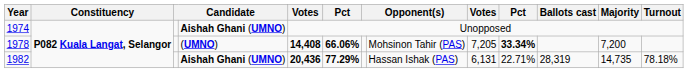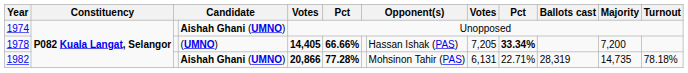(305, 44) 14,408 -> (305, 44) 14,405
(342, 44) 66.06% -> (342, 44) 66.66%
(417, 44) Mohsinon Tahir (PAS) -> (413, 44) Hassan Ishak (PAS)
(305, 60) 20,436 -> (305, 60) 20,866
(342, 60) 77.29% -> (342, 60) 77.28%
(413, 60) Hassan Ishak (PAS) -> (417, 60) Mohsinon Tahir (PAS)
